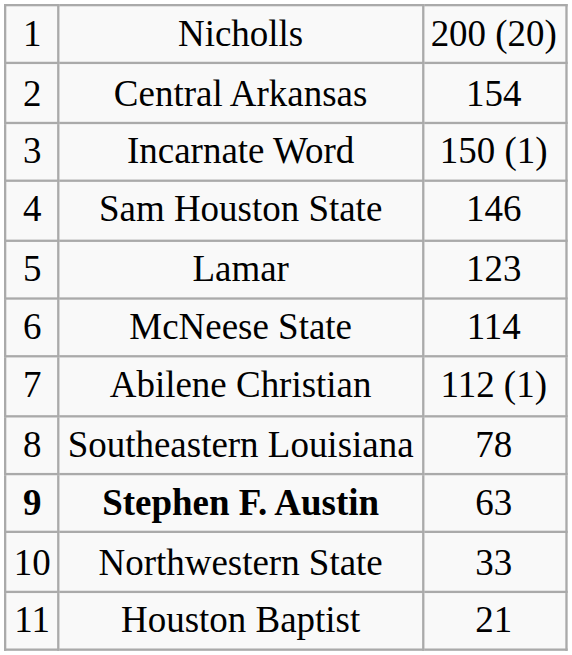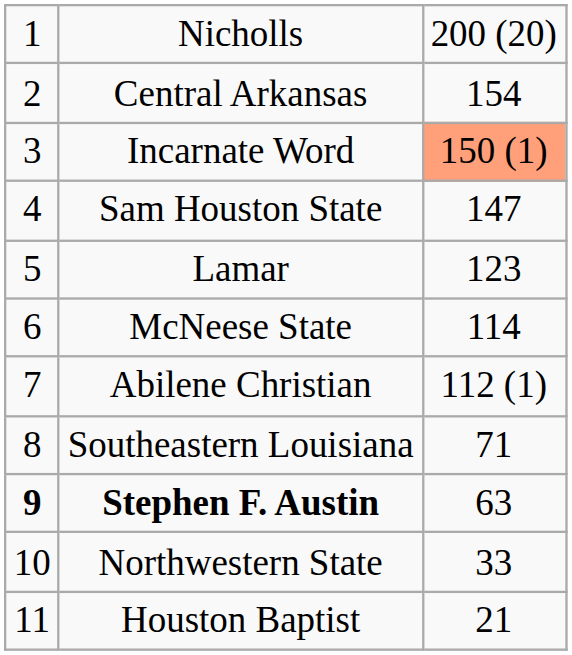(494, 151) no background -> (494, 151) lightsalmon background
(494, 209) 146 -> (494, 209) 147
(494, 444) 78 -> (494, 444) 71
